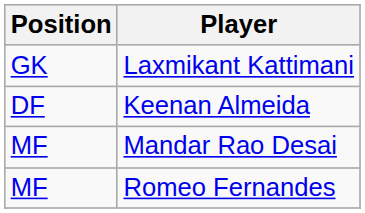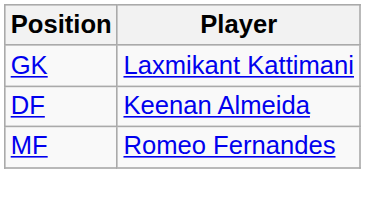- row: (230, 146)
